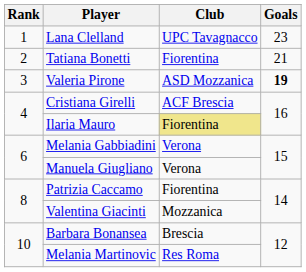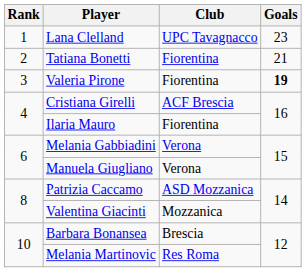(208, 80) ASD Mozzanica -> (190, 80) Fiorentina
(190, 124) khaki background -> (190, 124) no background
(190, 189) Fiorentina -> (208, 189) ASD Mozzanica
